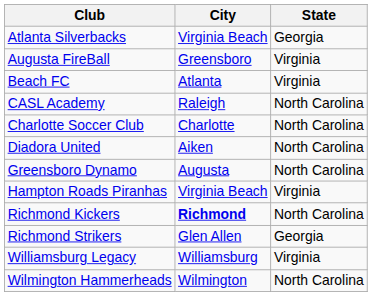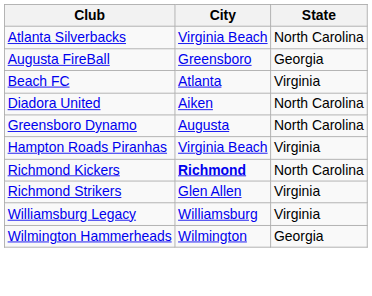(299, 37) Georgia -> (319, 37) North Carolina
(297, 59) Virginia -> (299, 59) Georgia
- row: (56, 103)
- row: (76, 125)
(299, 236) Georgia -> (297, 192) Virginia
(319, 280) North Carolina -> (299, 236) Georgia
